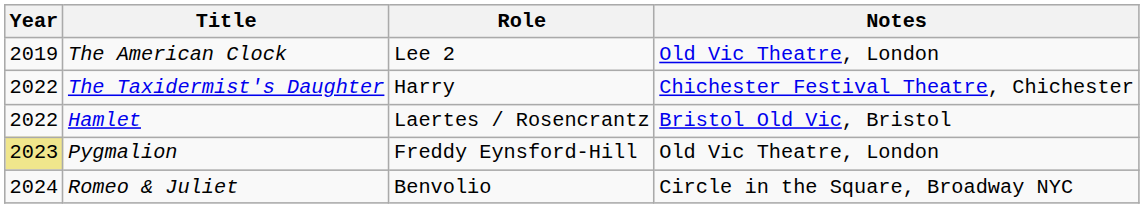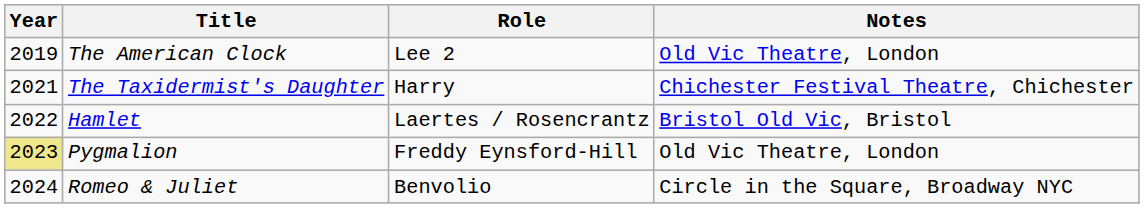(34, 87) 2022 -> (34, 87) 2021
